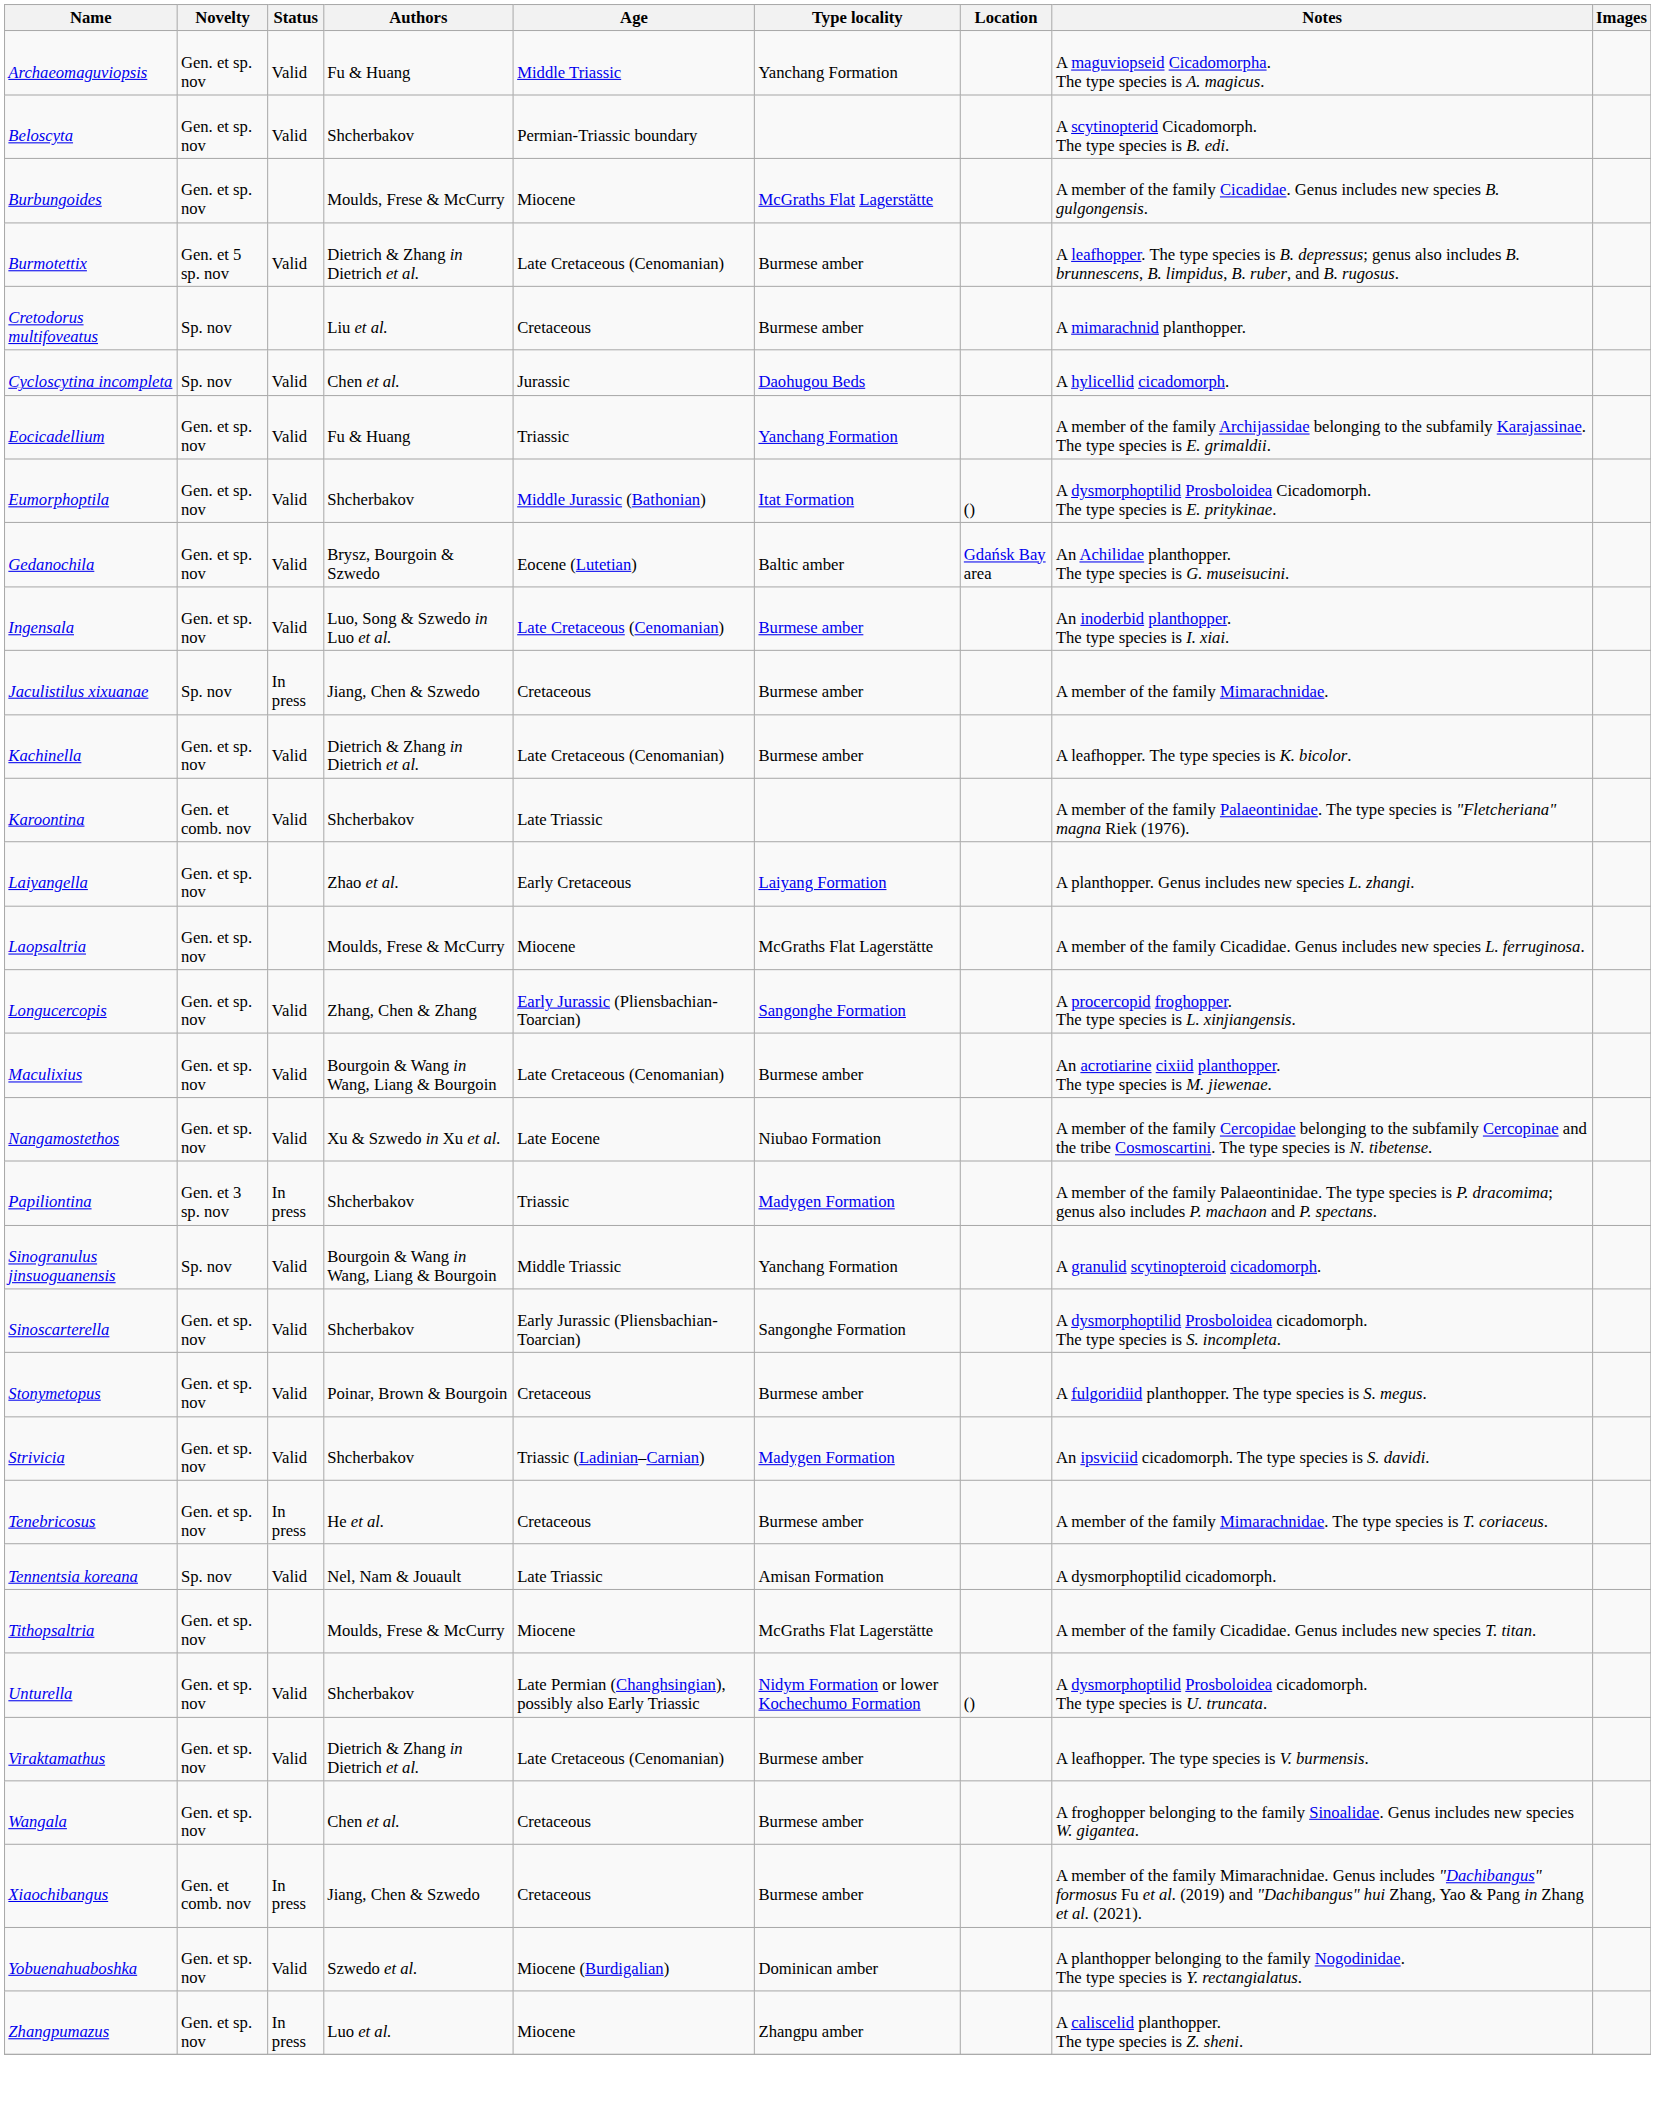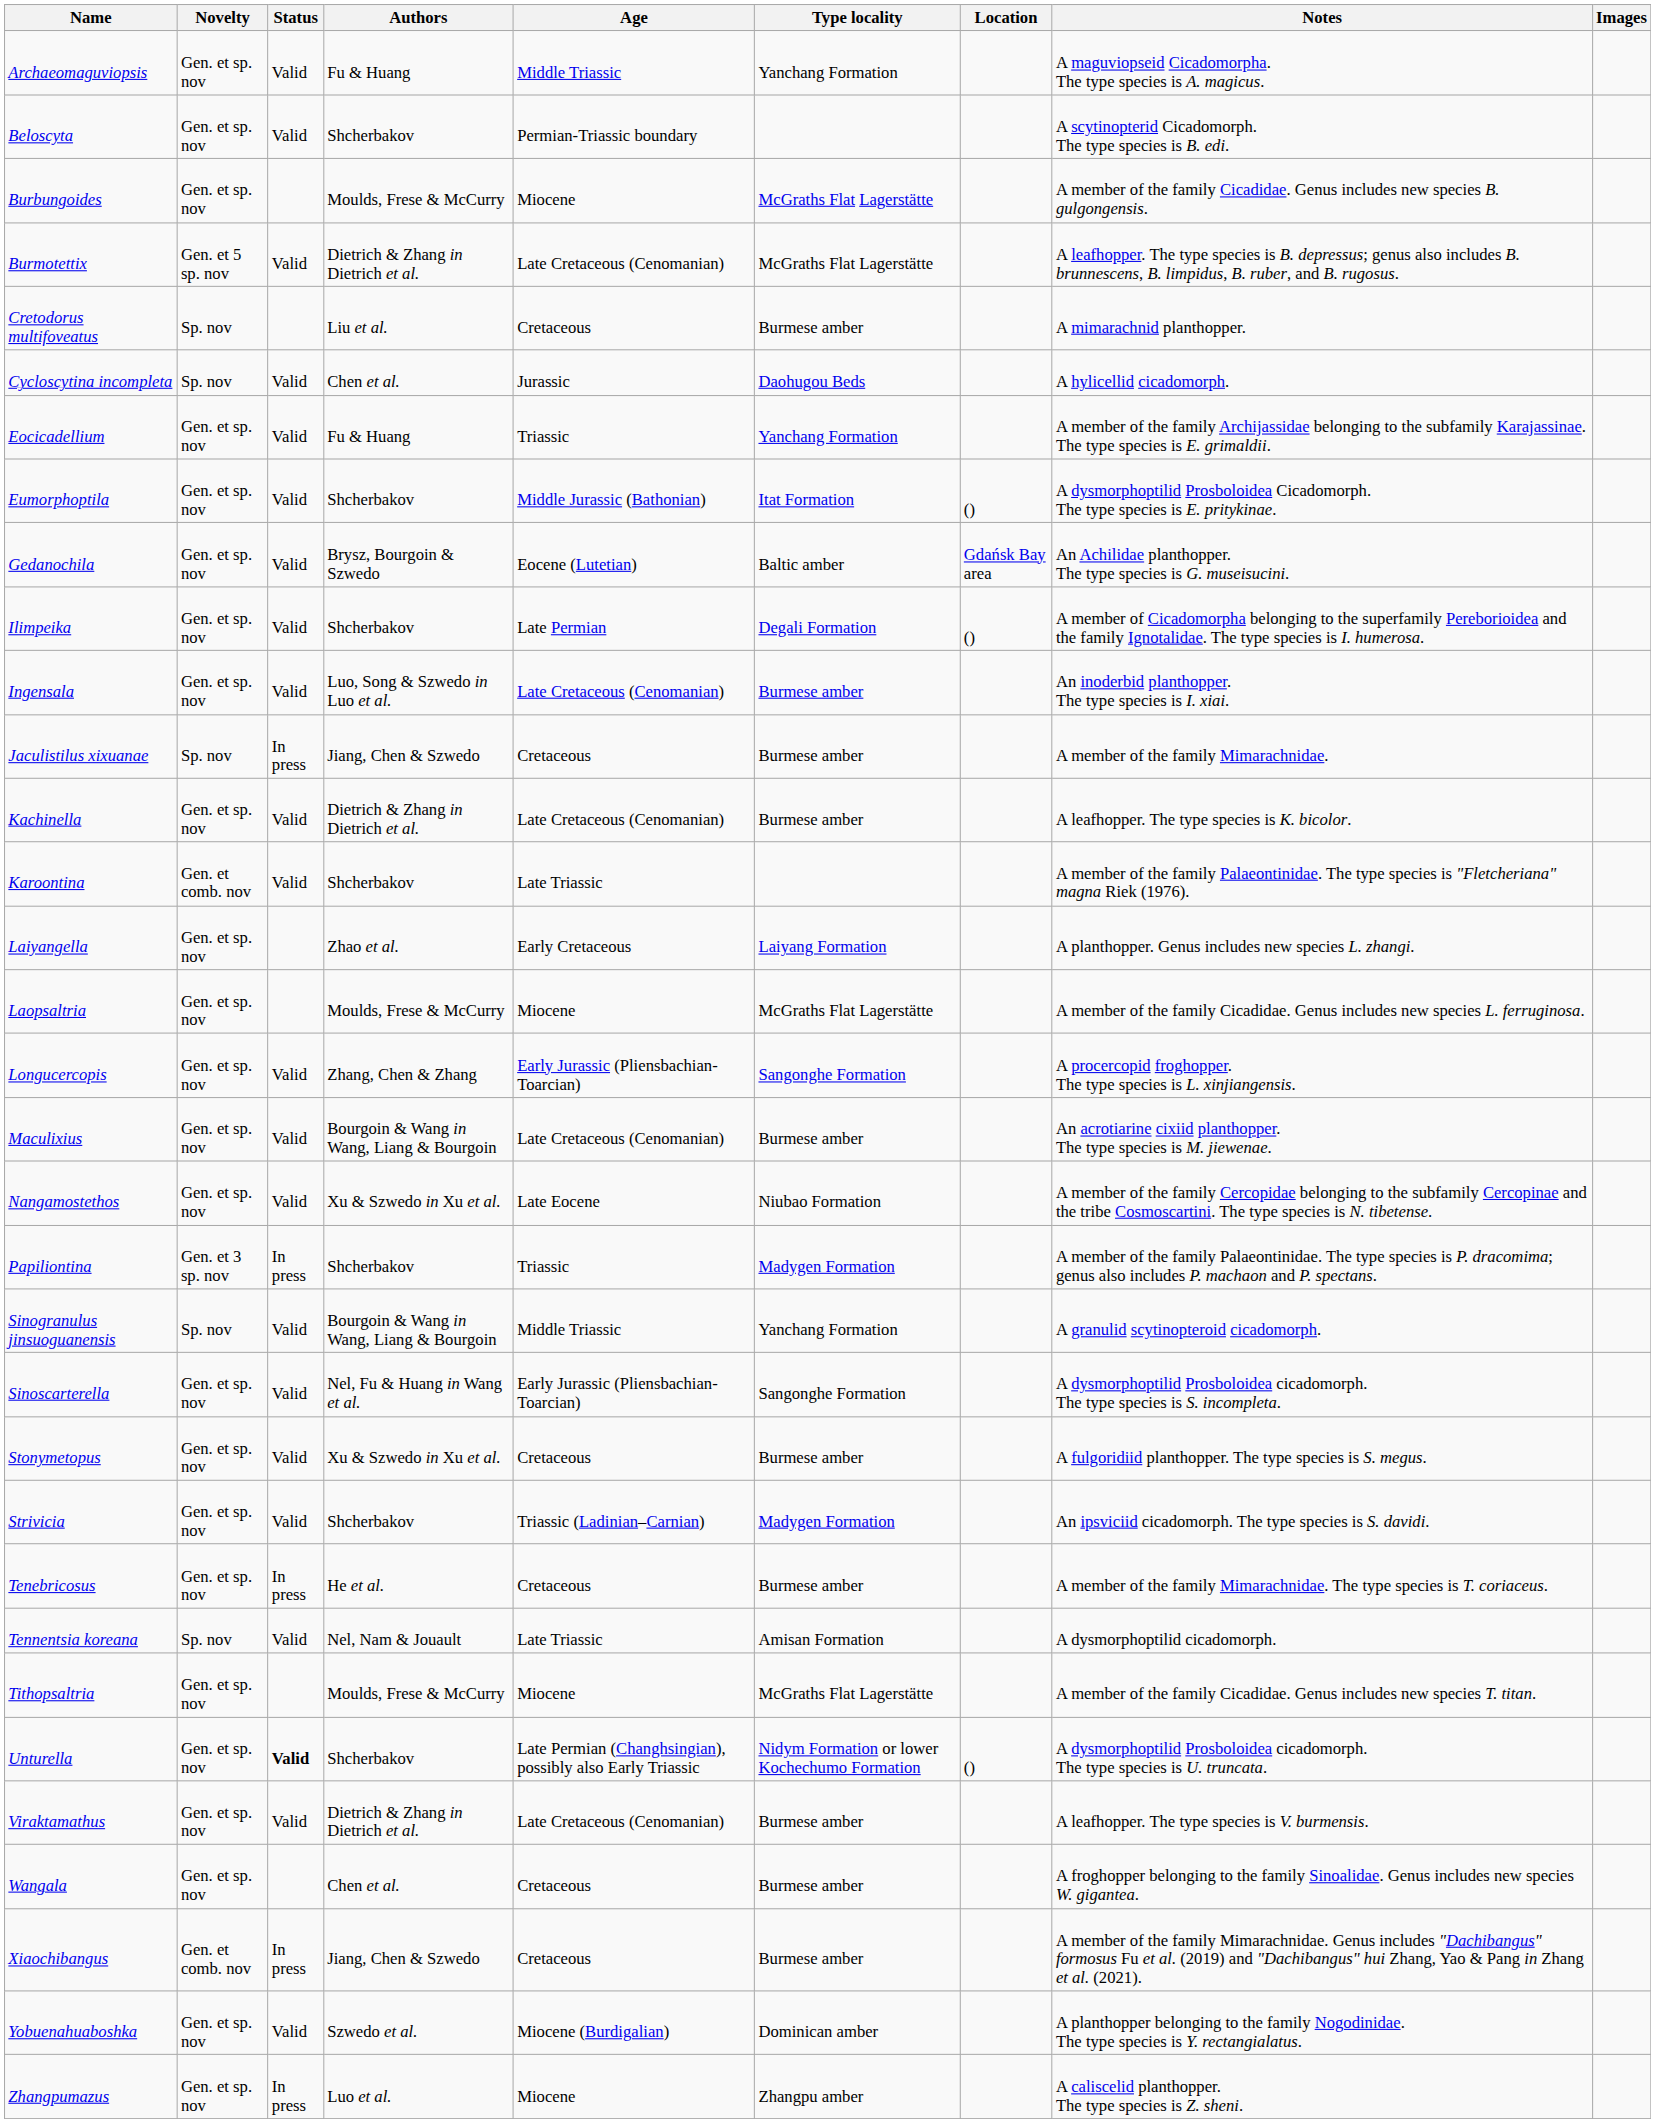(811, 263) Burmese amber -> (846, 263) McGraths Flat Lagerstätte
+ row: (40, 627)
(371, 1330) Shcherbakov -> (415, 1393) Nel, Fu & Huang in Wang et al.
(417, 1393) Poinar, Brown & Bourgoin -> (414, 1457) Xu & Szwedo in Xu et al.
(289, 1694) normal -> (290, 1758) bold
